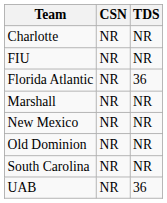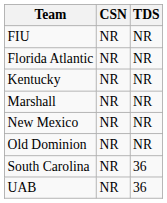- row: (33, 36)
(140, 79) 36 -> (143, 58) NR
+ row: (34, 79)
(143, 166) NR -> (140, 166) 36
